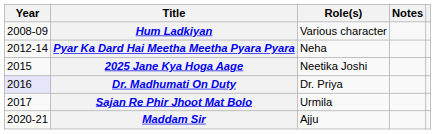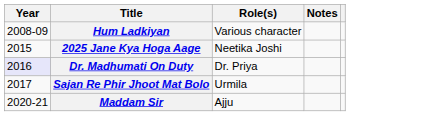- row: (174, 48)
